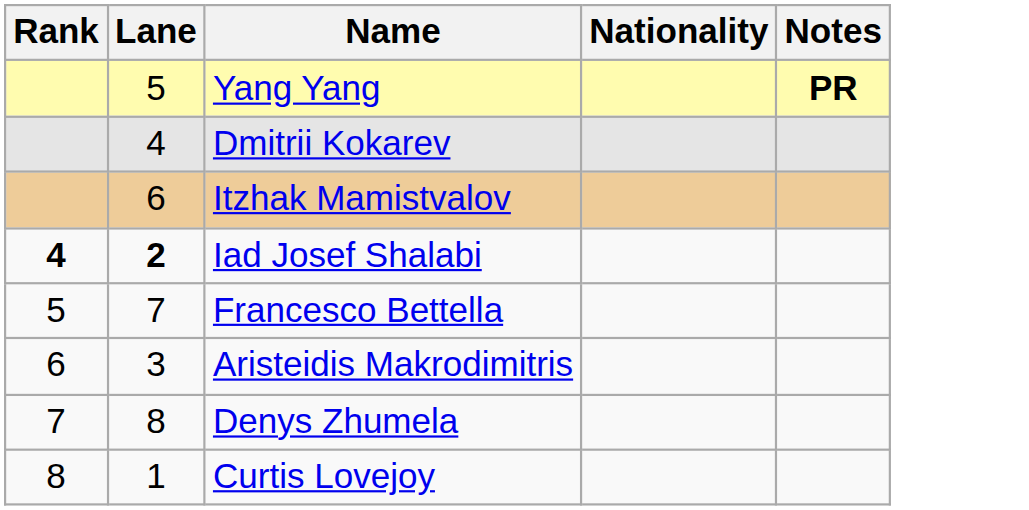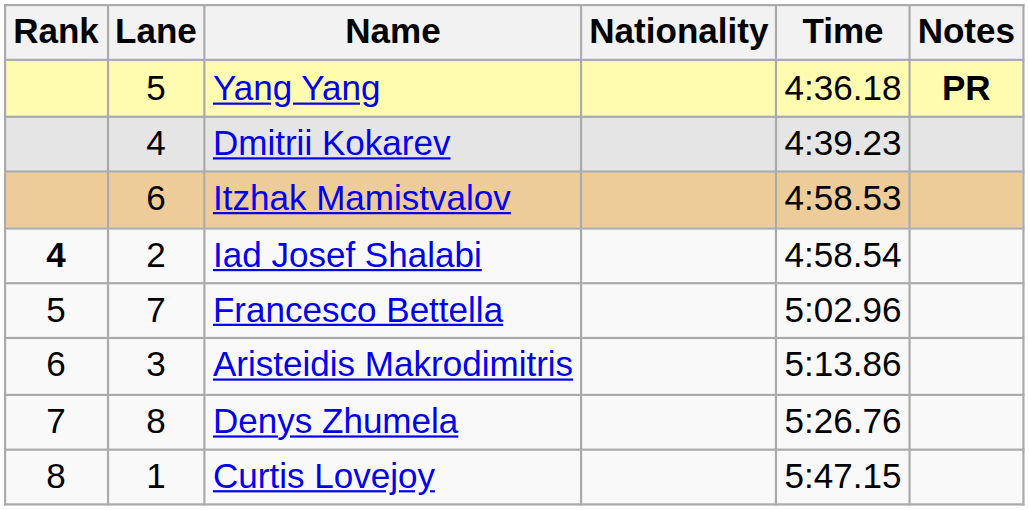+ column: (843, 32)
(156, 254) bold -> (156, 254) normal
